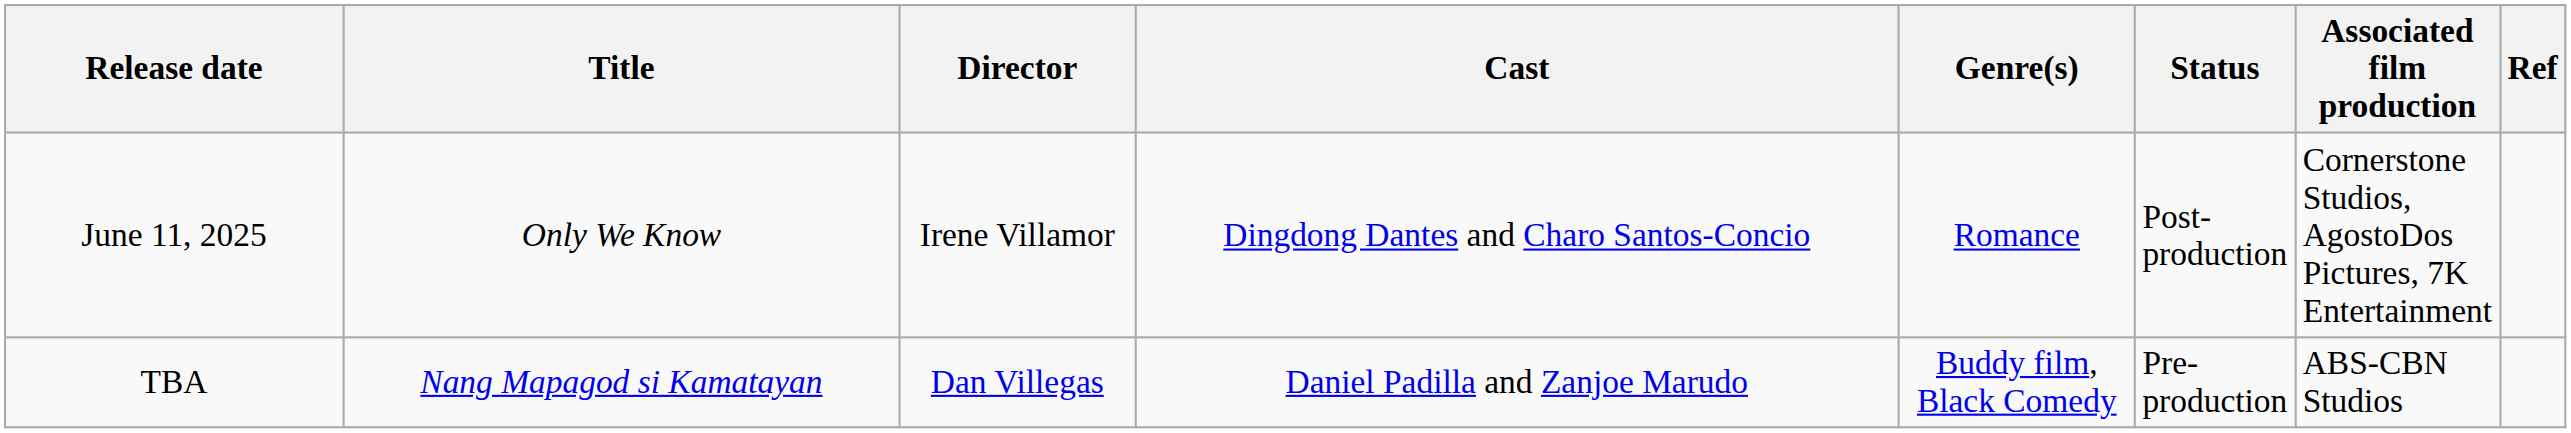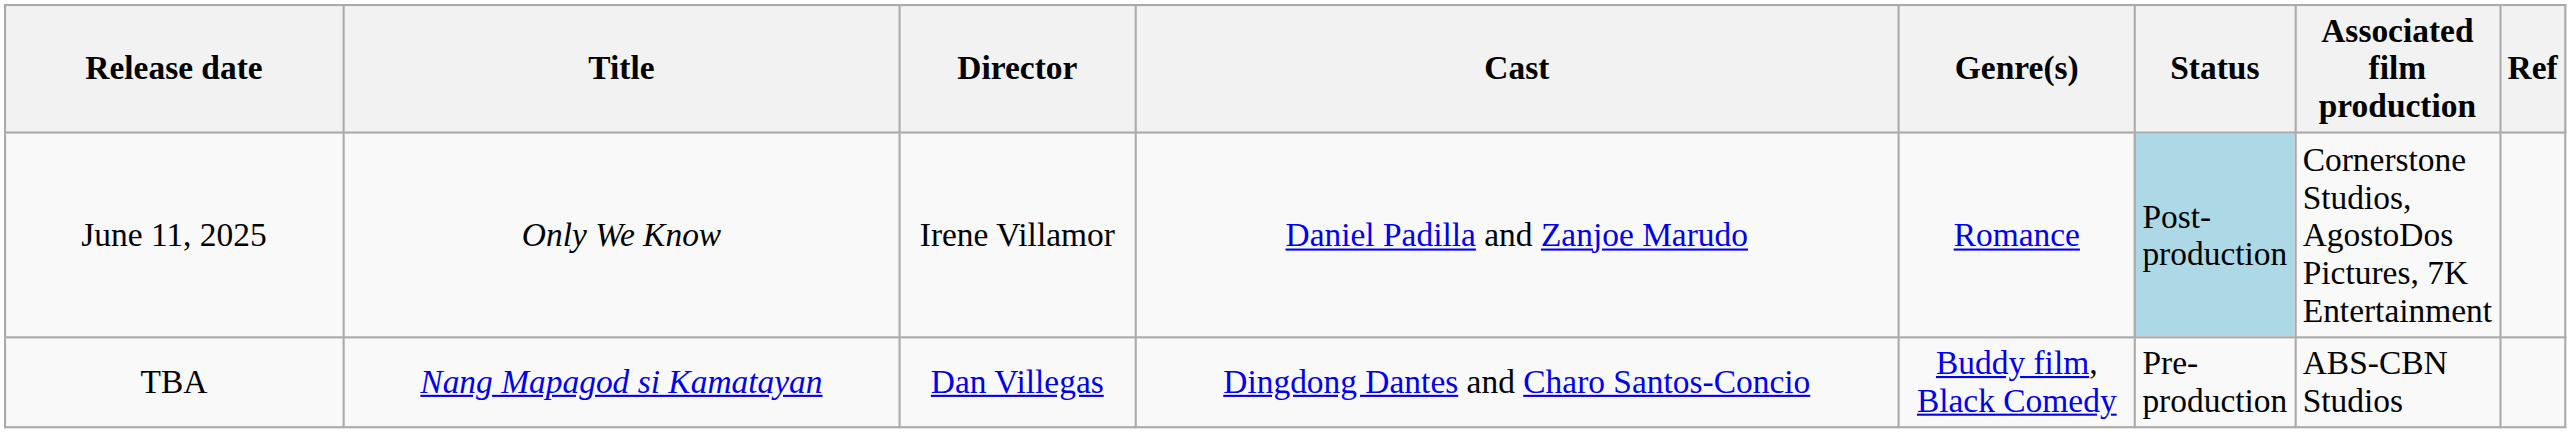(1517, 234) Dingdong Dantes and Charo Santos-Concio -> (1517, 234) Daniel Padilla and Zanjoe Marudo
(2215, 234) no background -> (2215, 234) lightblue background
(1517, 381) Daniel Padilla and Zanjoe Marudo -> (1517, 381) Dingdong Dantes and Charo Santos-Concio
